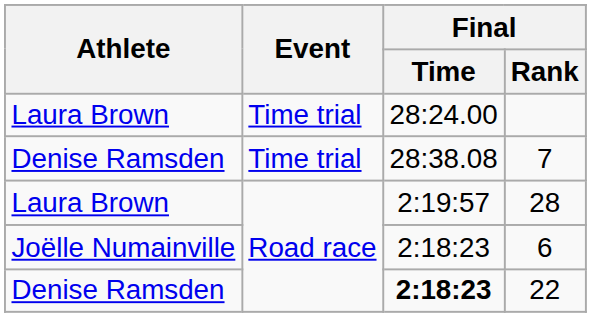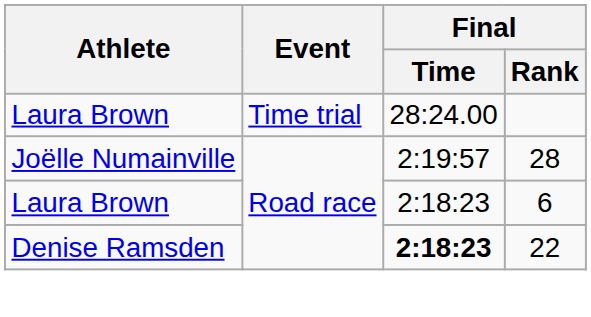- row: (545, 159)
(90, 203) Laura Brown -> (123, 159) Joëlle Numainville
(123, 247) Joëlle Numainville -> (90, 203) Laura Brown
